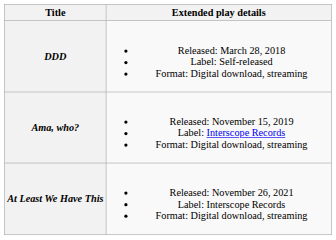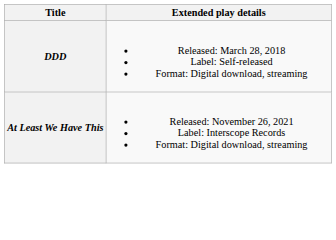- row: (55, 127)
